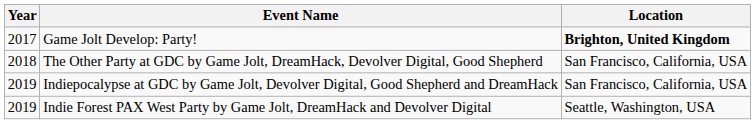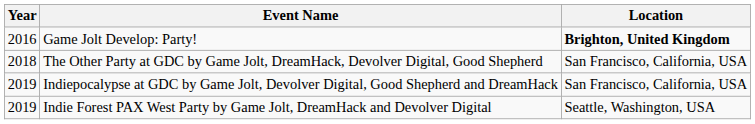(22, 38) 2017 -> (22, 38) 2016
